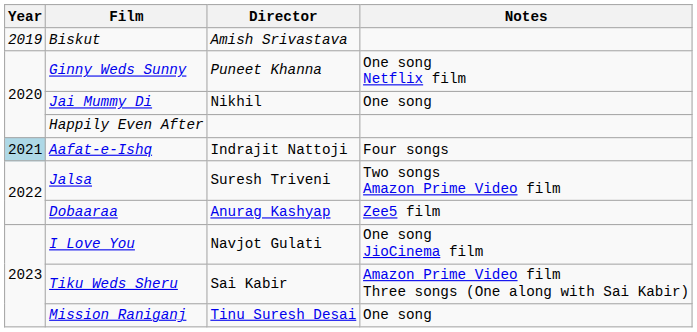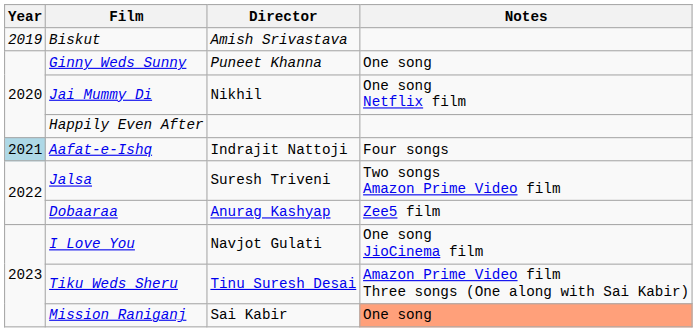(415, 71) One song Netflix film -> (397, 63) One song
(397, 103) One song -> (415, 94) One song Netflix film
(249, 284) Sai Kabir -> (283, 284) Tinu Suresh Desai
(283, 315) Tinu Suresh Desai -> (249, 315) Sai Kabir
(397, 315) no background -> (397, 315) lightsalmon background
